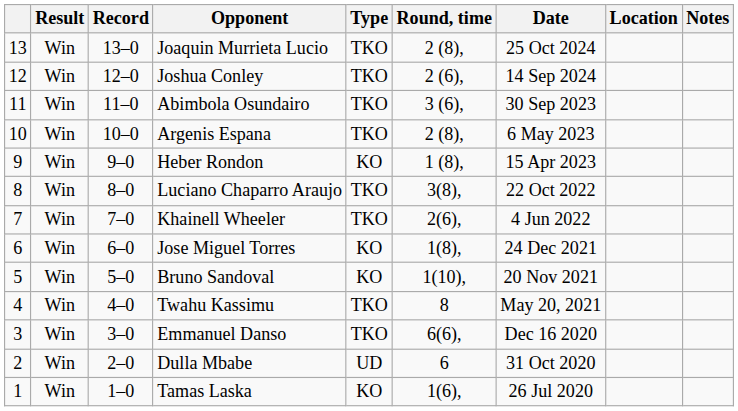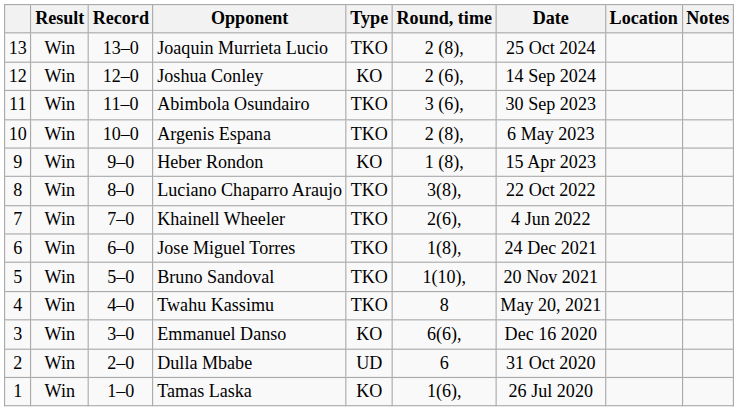(369, 76) TKO -> (369, 76) KO
(369, 248) KO -> (369, 248) TKO
(369, 276) KO -> (369, 276) TKO
(369, 334) TKO -> (369, 334) KO
